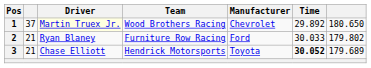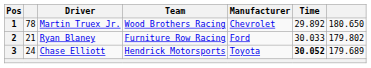(31, 25) 37 -> (31, 25) 78
(80, 25) lightyellow background -> (80, 25) no background
(31, 52) 21 -> (31, 52) 24
